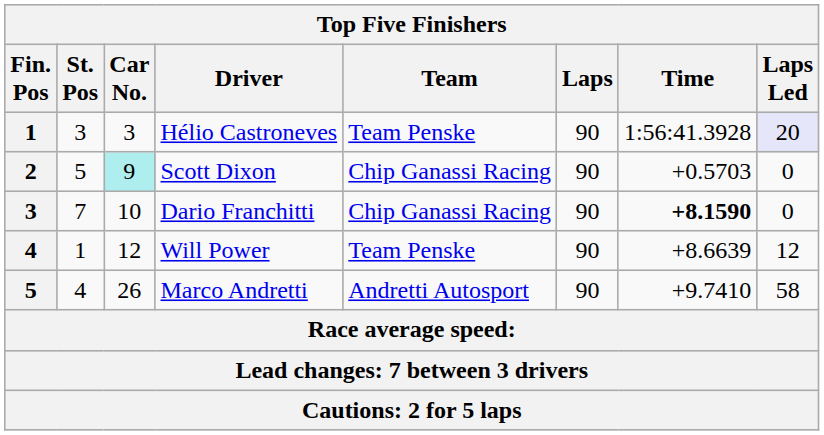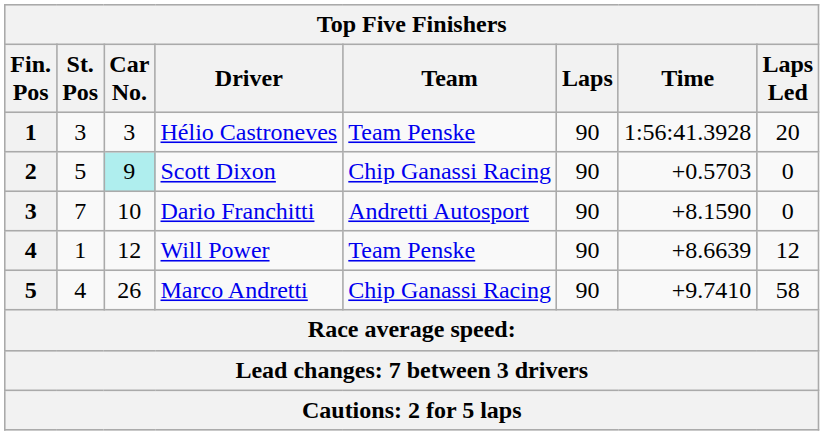(788, 132) lavender background -> (788, 132) no background
(450, 211) Chip Ganassi Racing -> (439, 211) Andretti Autosport
(711, 211) bold -> (711, 211) normal
(439, 290) Andretti Autosport -> (450, 290) Chip Ganassi Racing
